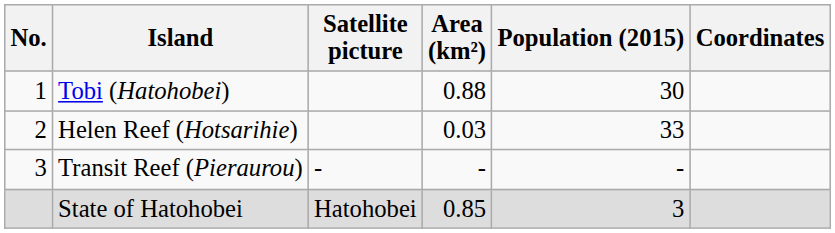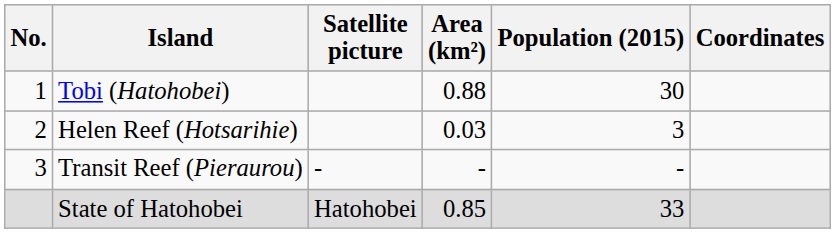(672, 129) 33 -> (678, 129) 3
(678, 208) 3 -> (672, 208) 33
